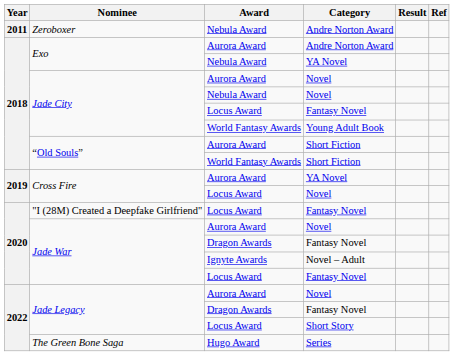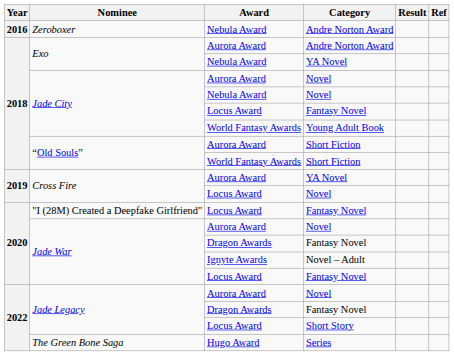(17, 29) 2011 -> (17, 29) 2016
